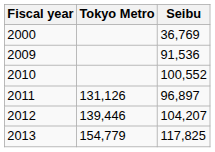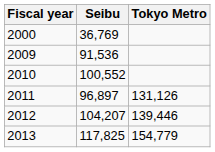columns swapped: (184, 14) <-> (117, 14)
